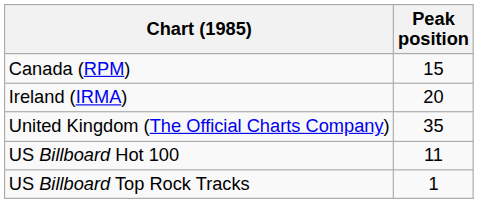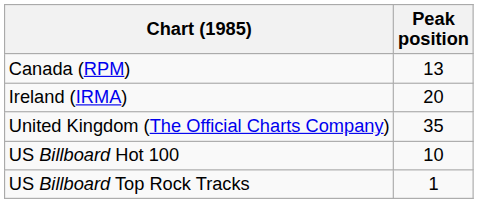(433, 68) 15 -> (433, 68) 13
(433, 155) 11 -> (433, 155) 10
